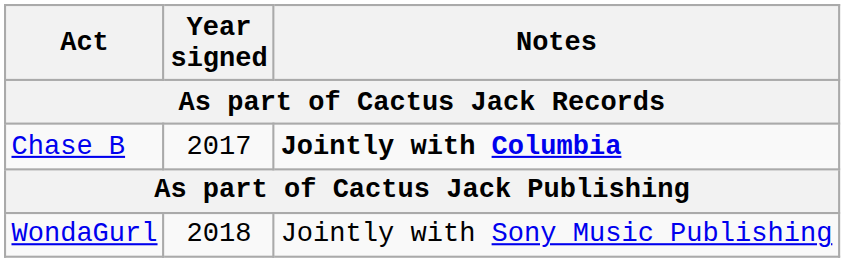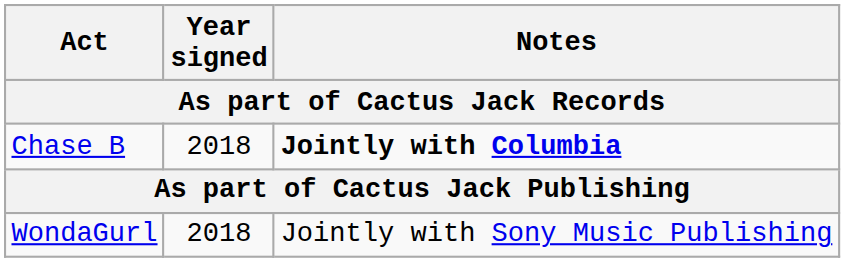(219, 146) 2017 -> (219, 146) 2018
